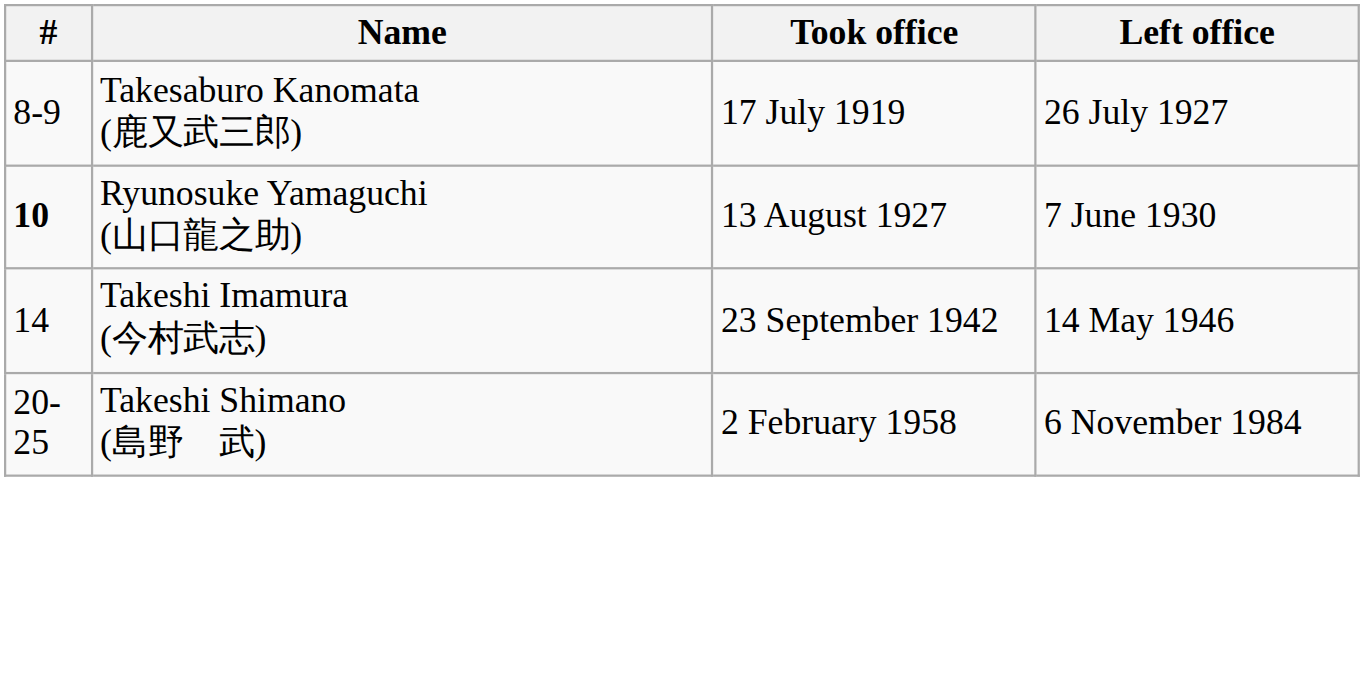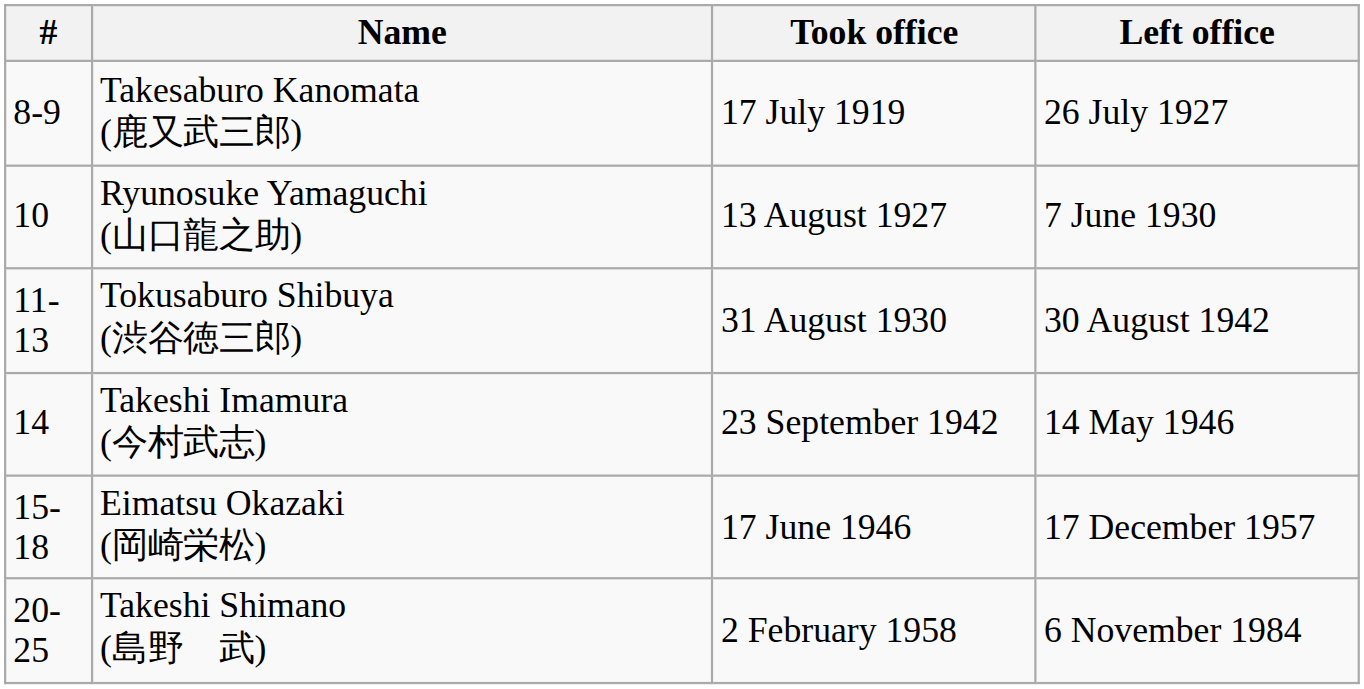(31, 216) bold -> (31, 216) normal
+ row: (247, 317)
+ row: (222, 524)
